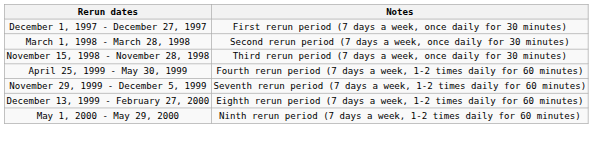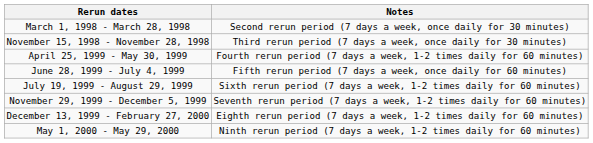- row: (108, 27)
+ row: (108, 71)
+ row: (108, 86)
